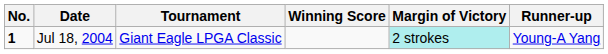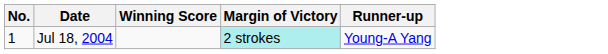- column: (201, 16)
(12, 38) bold -> (12, 38) normal
